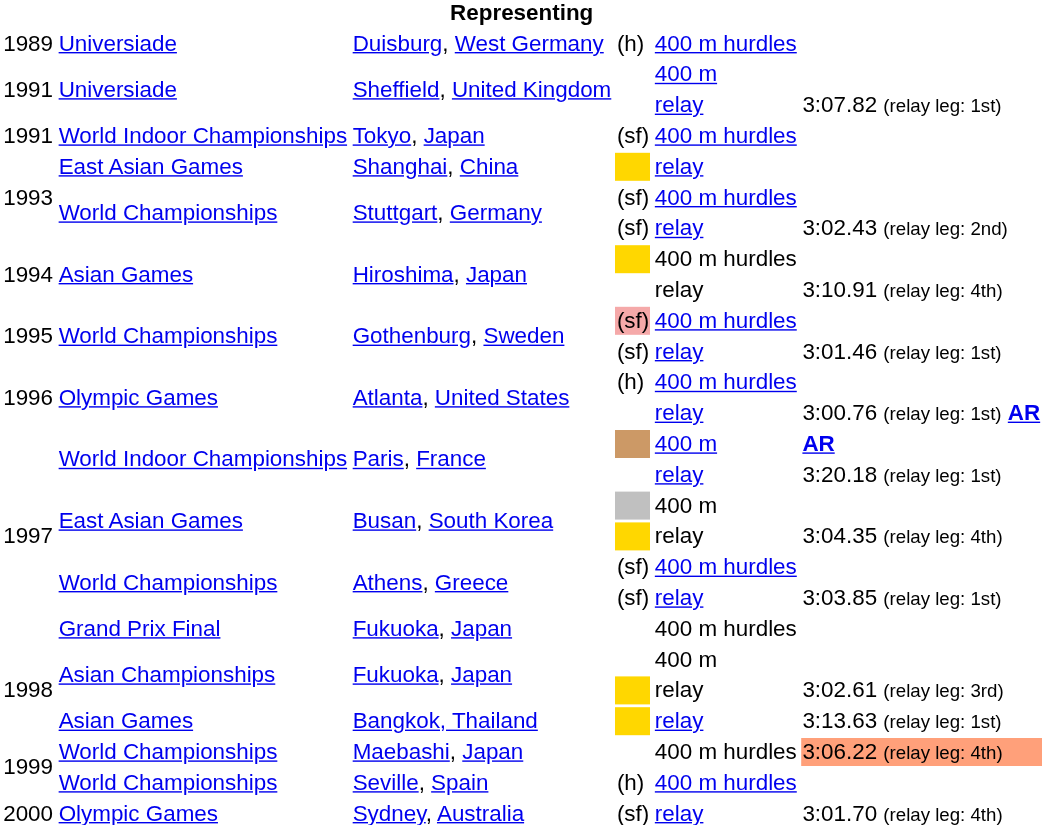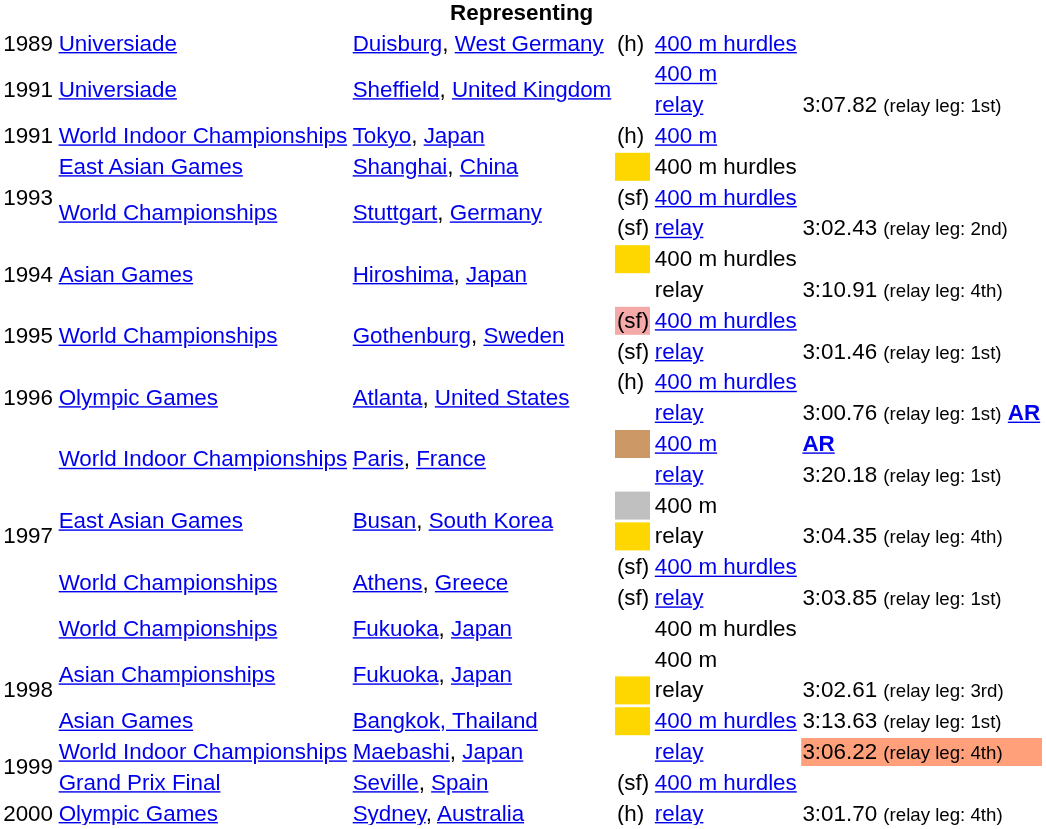(633, 135) (sf) -> (631, 135) (h)
(726, 135) 400 m hurdles -> (686, 135) 400 m
(679, 166) relay -> (726, 166) 400 m hurdles
(140, 628) Grand Prix Final -> (168, 628) World Championships
(679, 720) relay -> (726, 720) 400 m hurdles
(168, 751) World Championships -> (203, 751) World Indoor Championships
(726, 751) 400 m hurdles -> (679, 751) relay
(168, 782) World Championships -> (140, 782) Grand Prix Final
(631, 782) (h) -> (633, 782) (sf)
(633, 813) (sf) -> (631, 813) (h)
